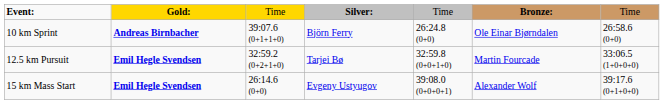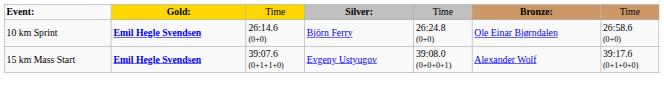(156, 33) Andreas Birnbacher -> (157, 33) Emil Hegle Svendsen
(266, 33) 39:07.6 (0+1+1+0) -> (263, 33) 26:14.6 (0+0)
- row: (38, 59)
(263, 86) 26:14.6 (0+0) -> (266, 59) 39:07.6 (0+1+1+0)
